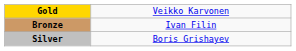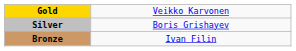rows swapped: (47, 39) <-> (47, 25)
